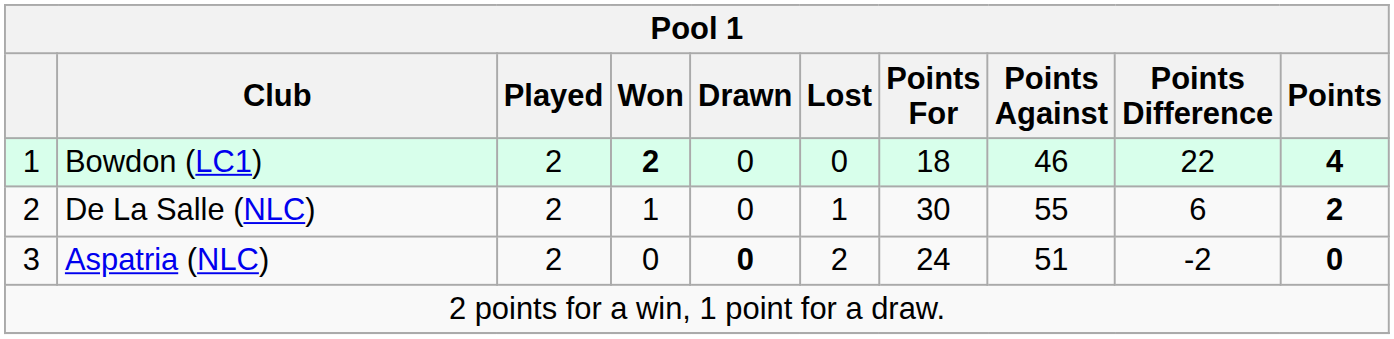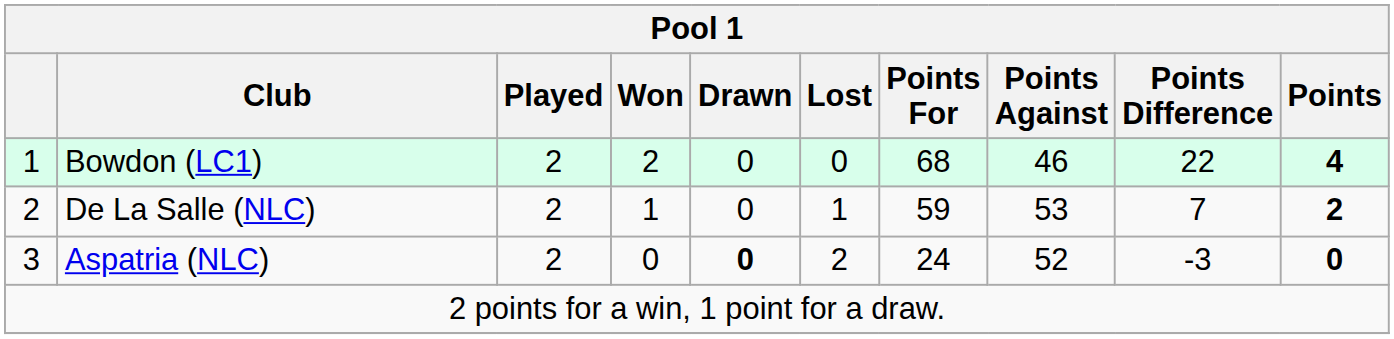(651, 161) bold -> (651, 161) normal
(933, 161) 18 -> (933, 161) 68
(933, 210) 30 -> (933, 210) 59
(1051, 210) 55 -> (1051, 210) 53
(1198, 210) 6 -> (1198, 210) 7
(1051, 259) 51 -> (1051, 259) 52
(1198, 259) -2 -> (1198, 259) -3
